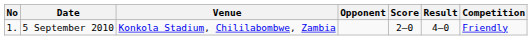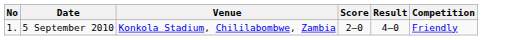- column: (363, 12)
